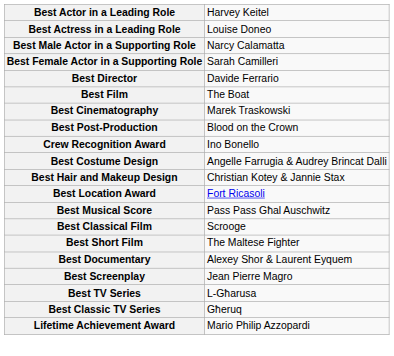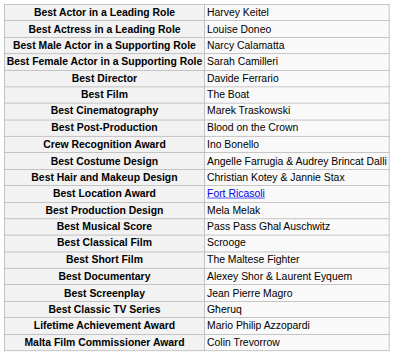+ row: (104, 210)
- row: (104, 293)
+ row: (104, 342)
